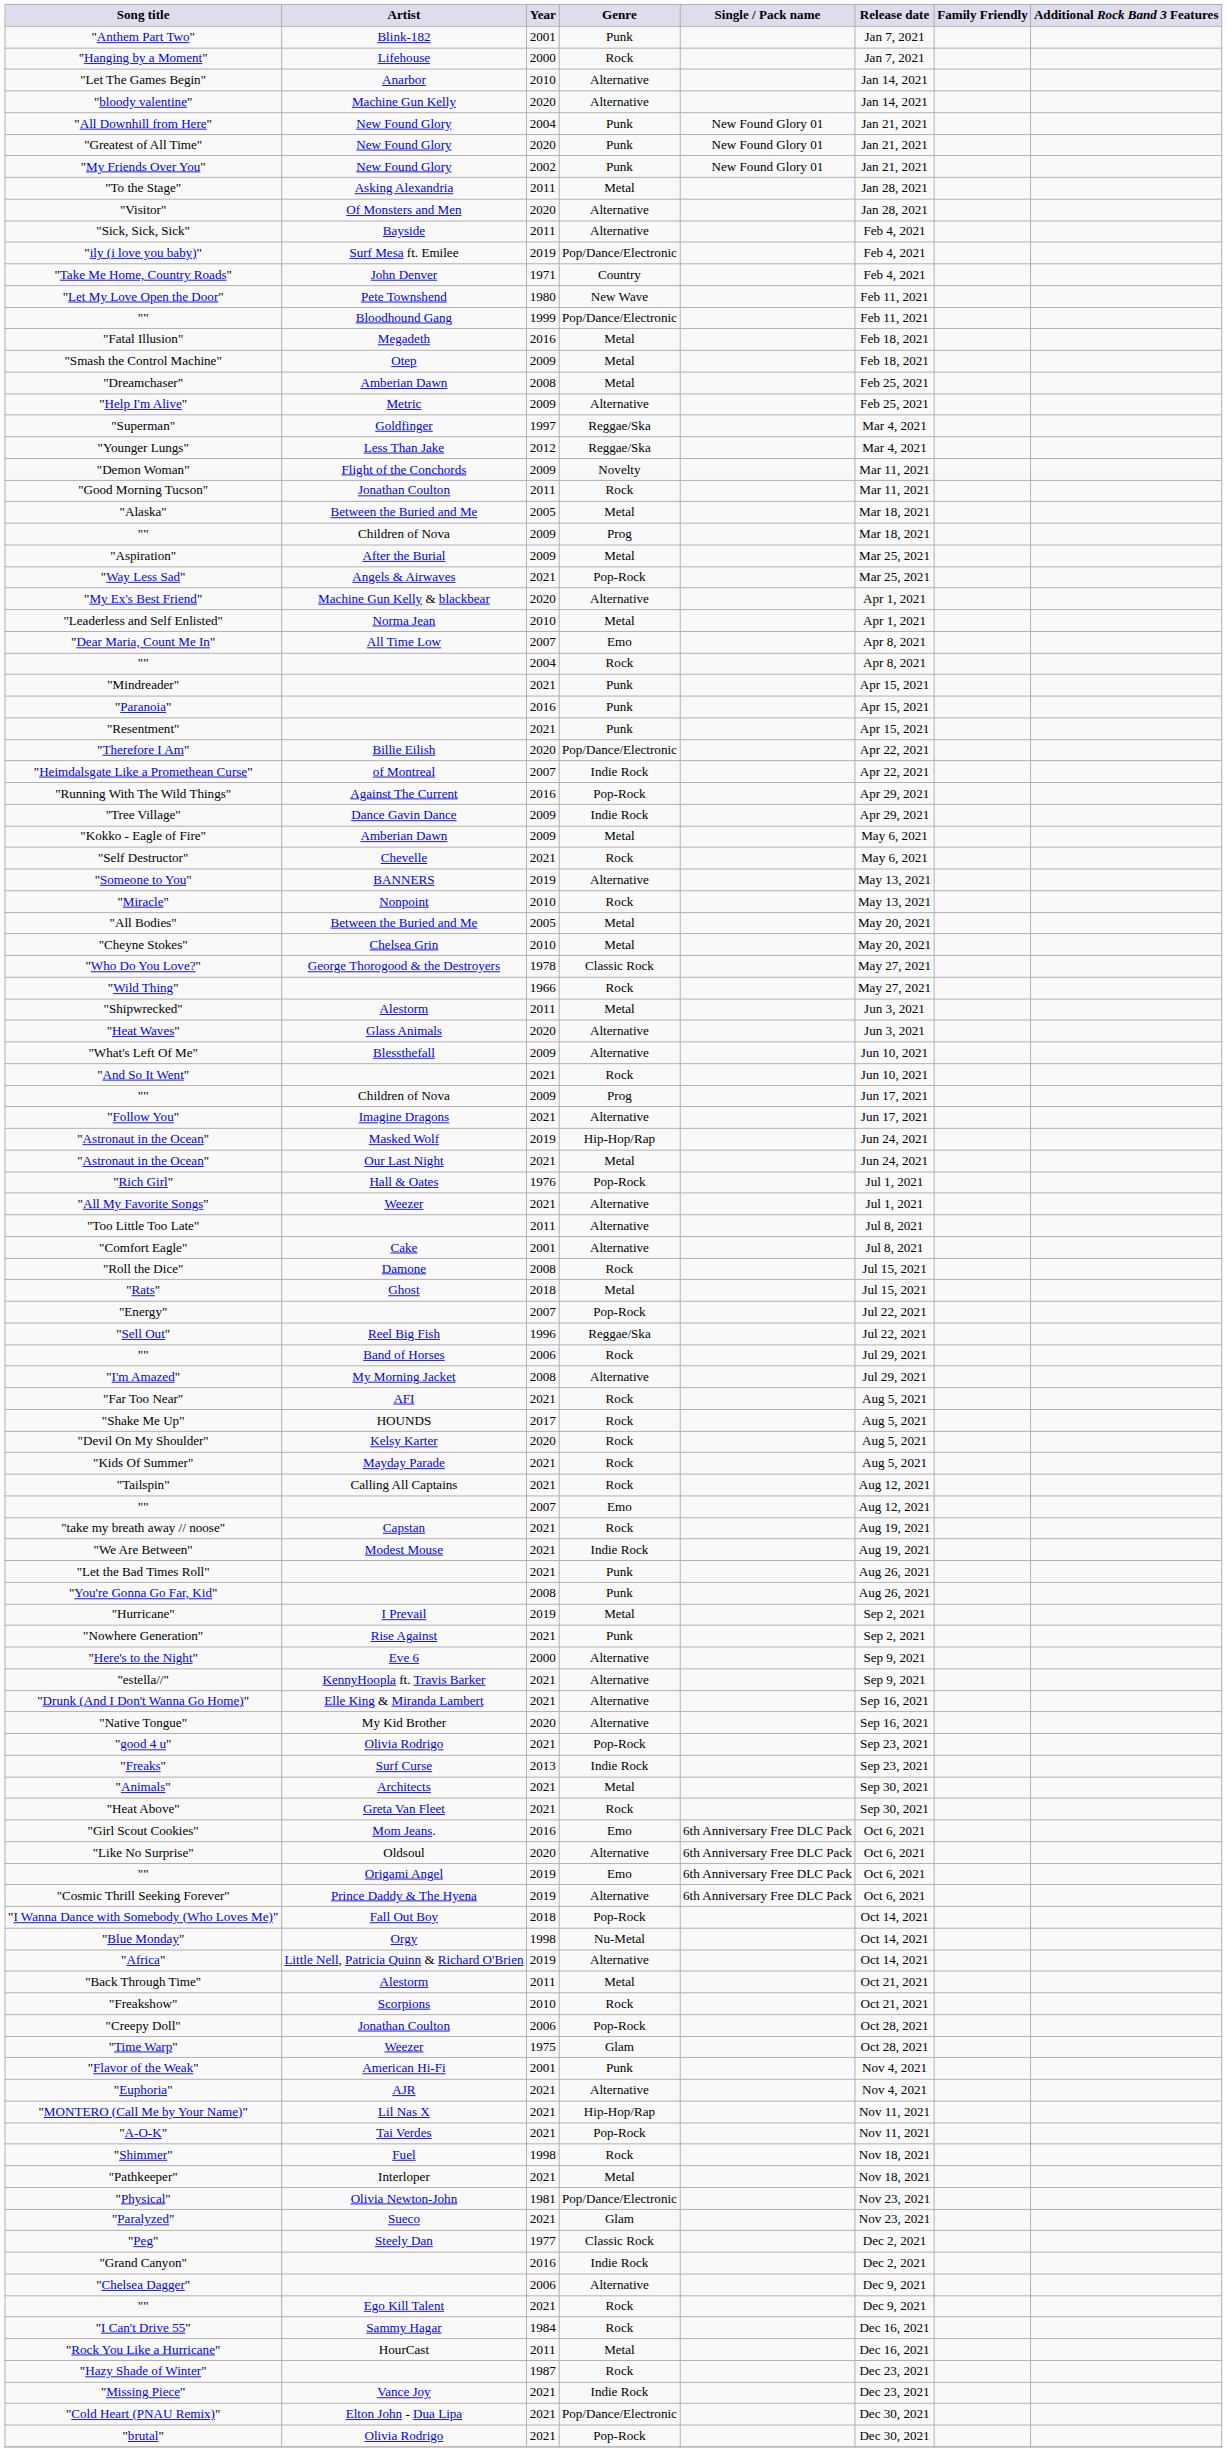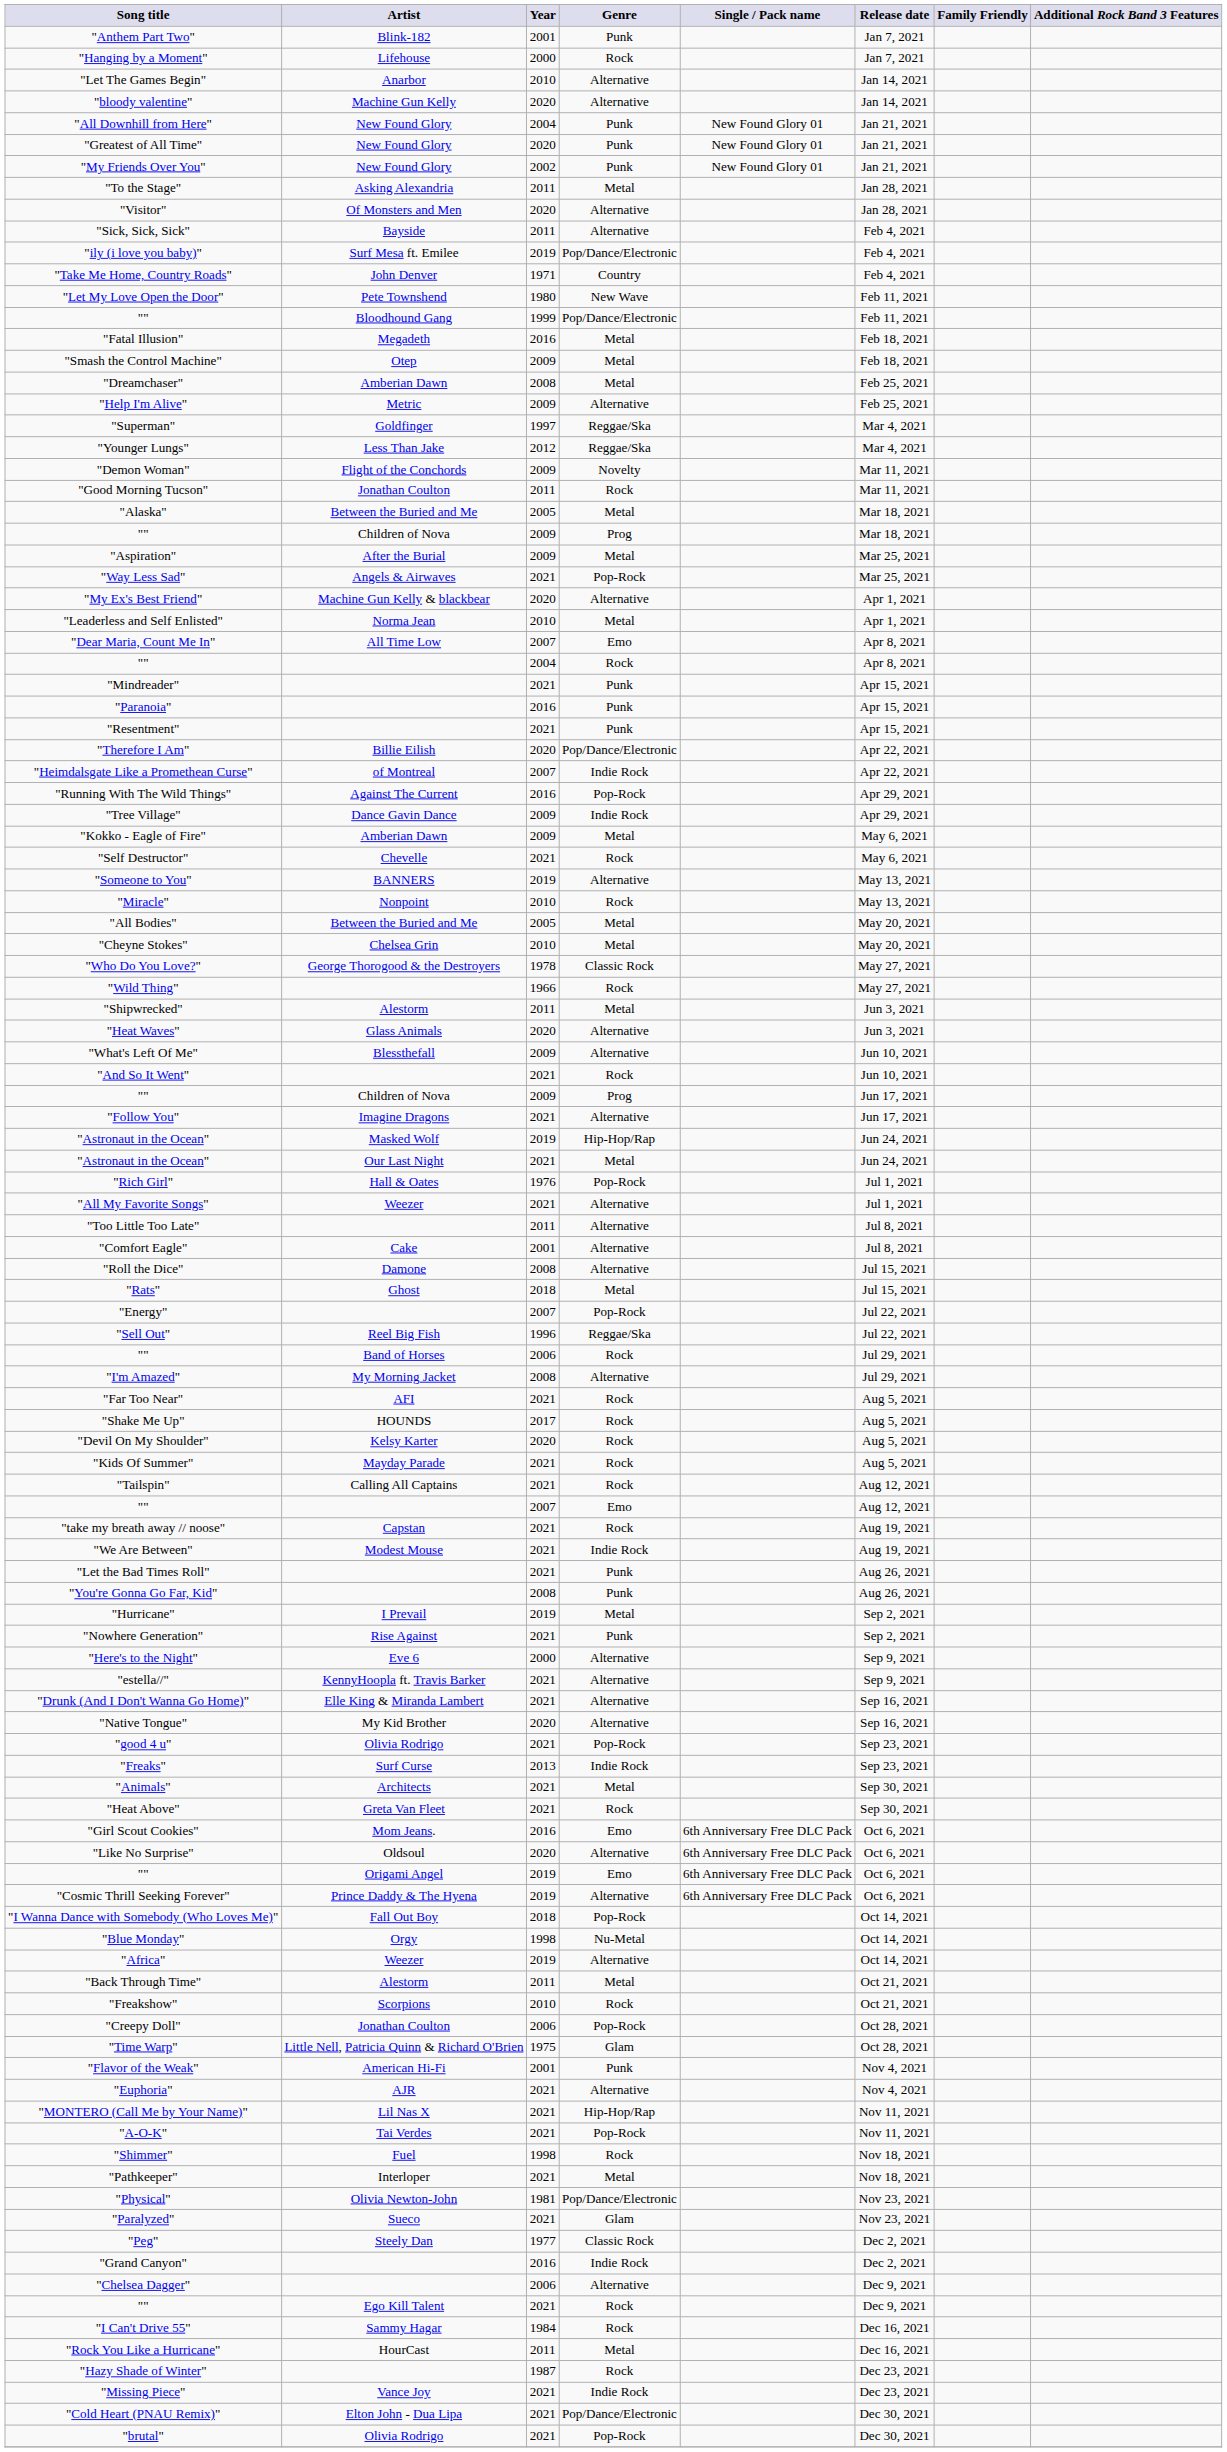(619, 1268) Rock -> (619, 1268) Alternative
(404, 1960) Little Nell, Patricia Quinn & Richard O'Brien -> (404, 1960) Weezer
(404, 2046) Weezer -> (404, 2046) Little Nell, Patricia Quinn & Richard O'Brien
